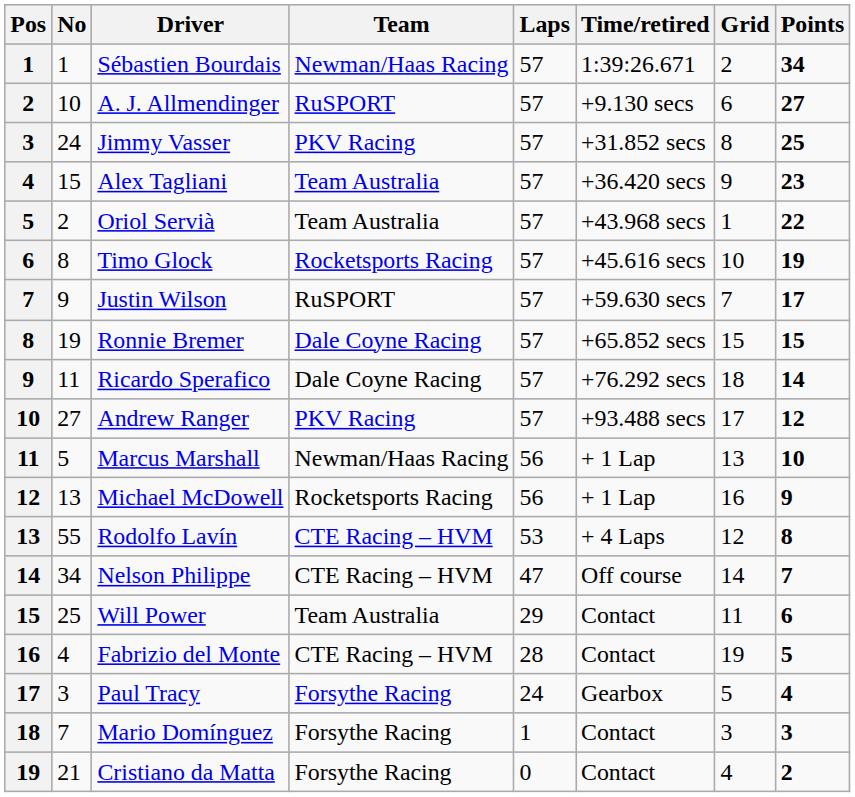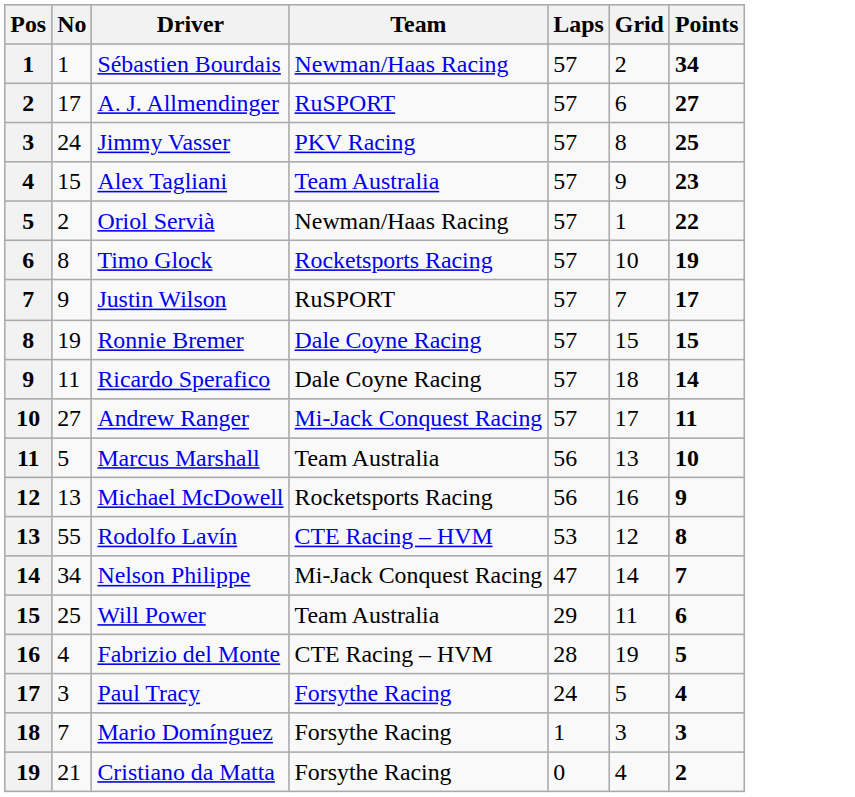- column: (645, 24)
(69, 103) 10 -> (69, 103) 17
(367, 221) Team Australia -> (402, 221) Newman/Haas Racing
(355, 417) PKV Racing -> (418, 417) Mi-Jack Conquest Racing
(793, 417) 12 -> (686, 417) 11
(402, 457) Newman/Haas Racing -> (367, 457) Team Australia
(394, 575) CTE Racing – HVM -> (418, 575) Mi-Jack Conquest Racing
